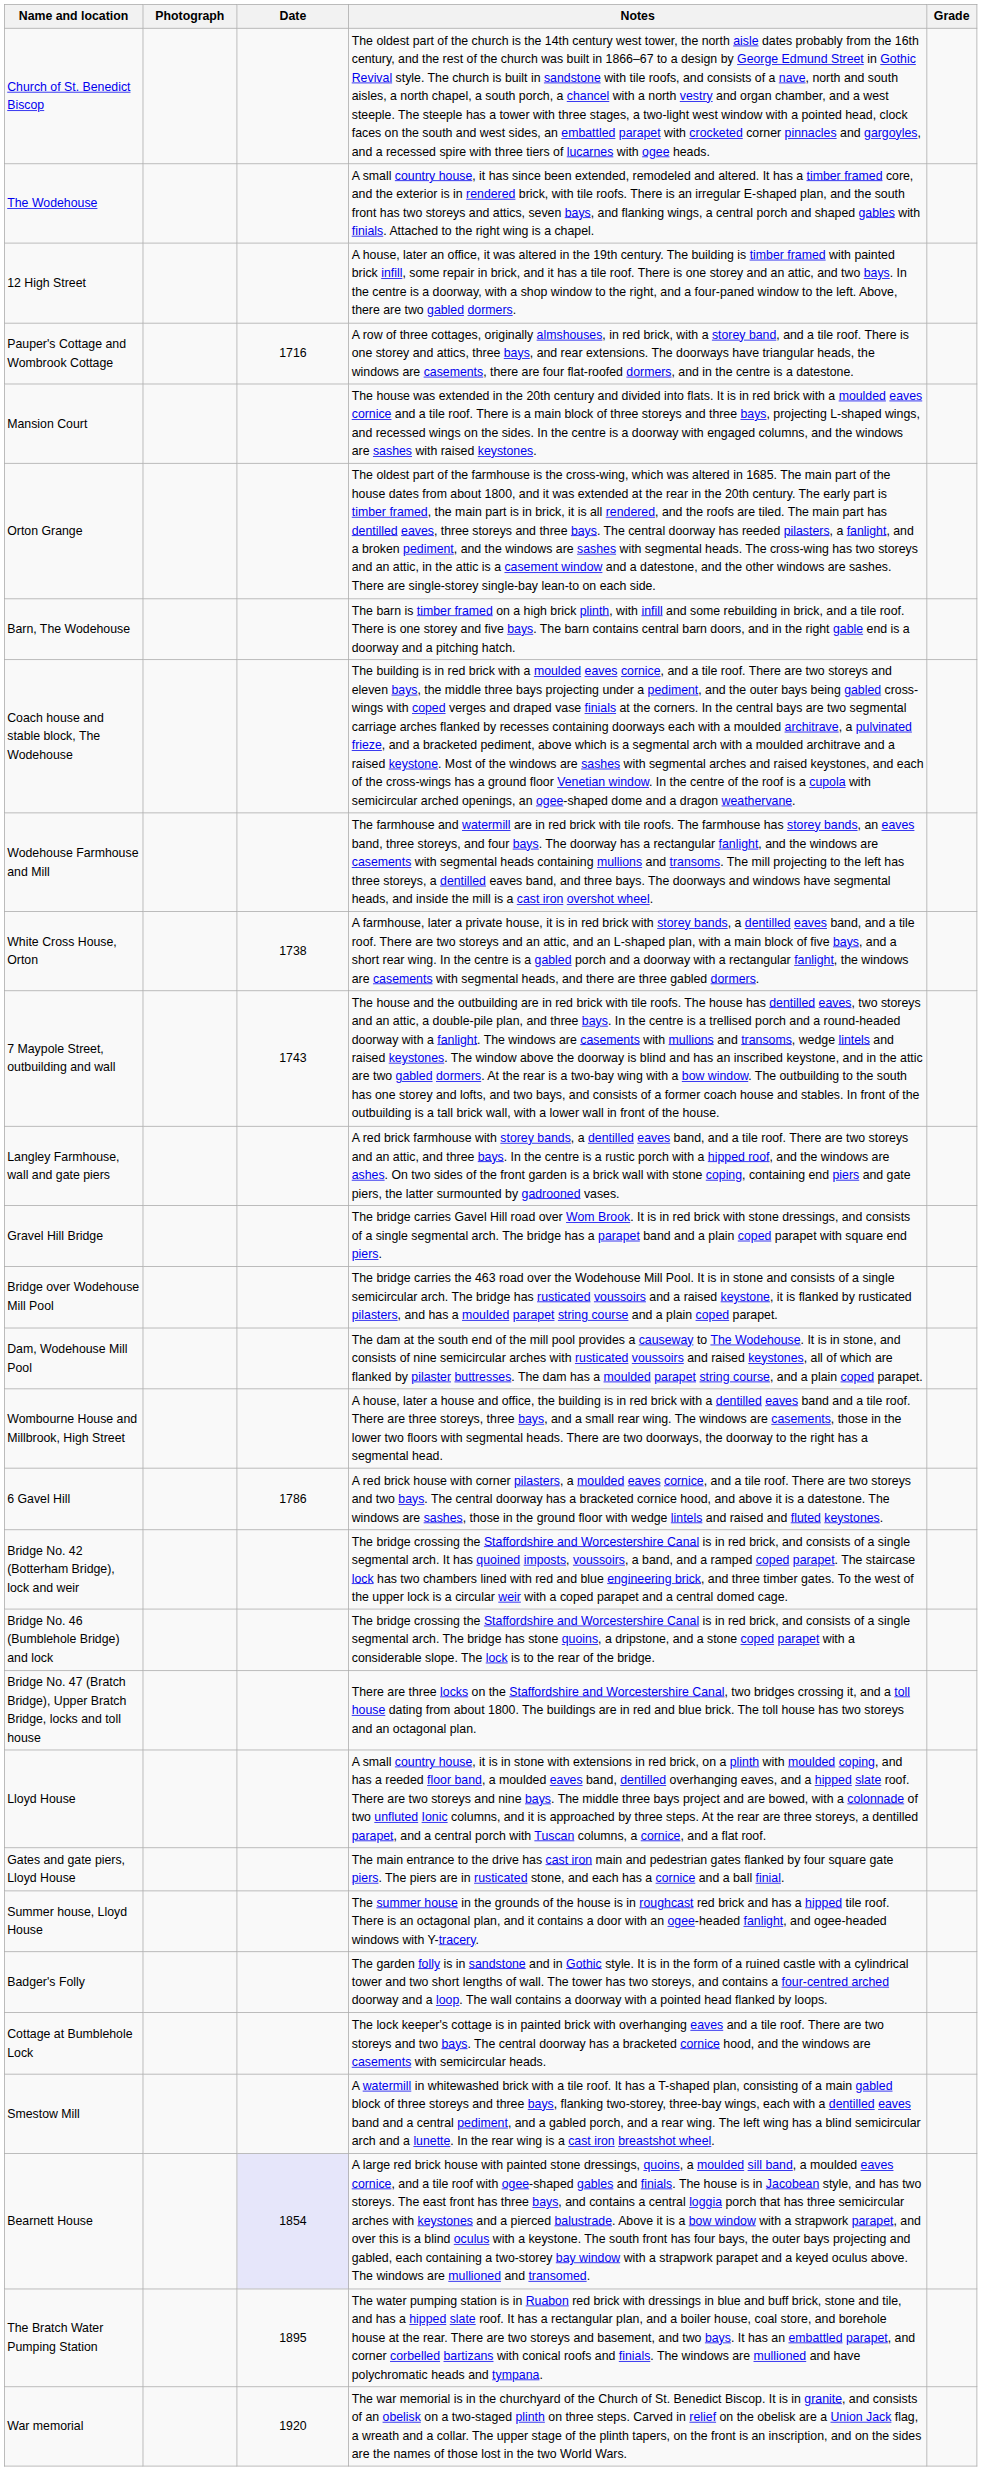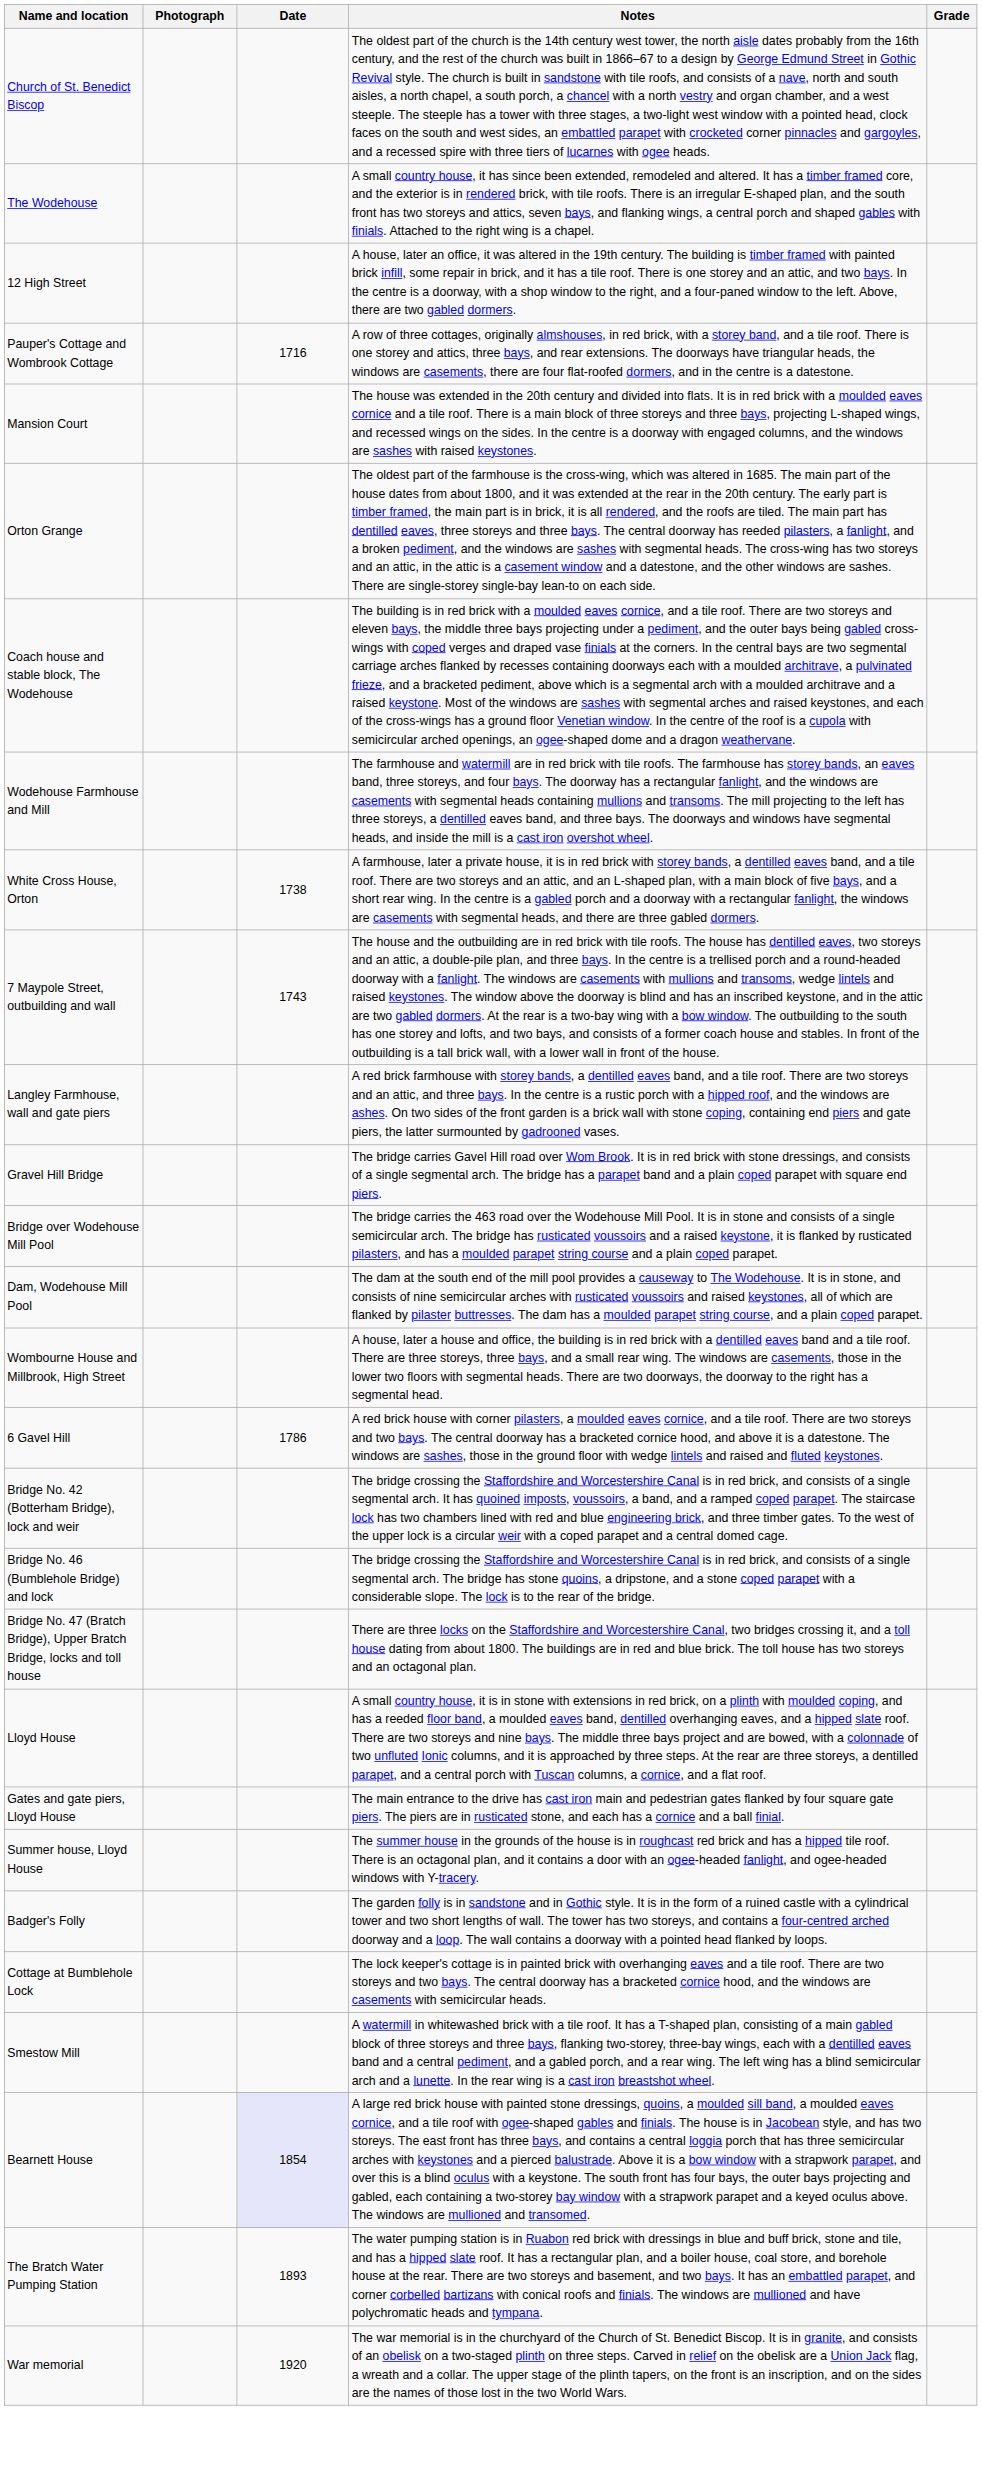- row: (69, 629)
(293, 2337) 1895 -> (293, 2276) 1893
